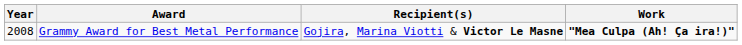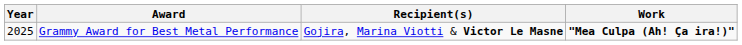(20, 31) 2008 -> (20, 31) 2025
